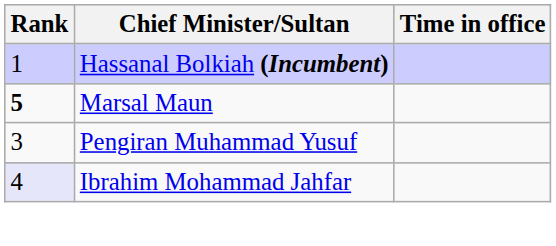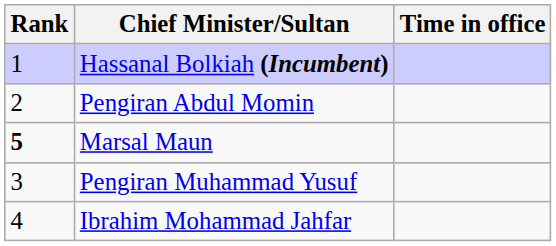+ row: (197, 102)
(17, 181) lavender background -> (17, 220) no background
